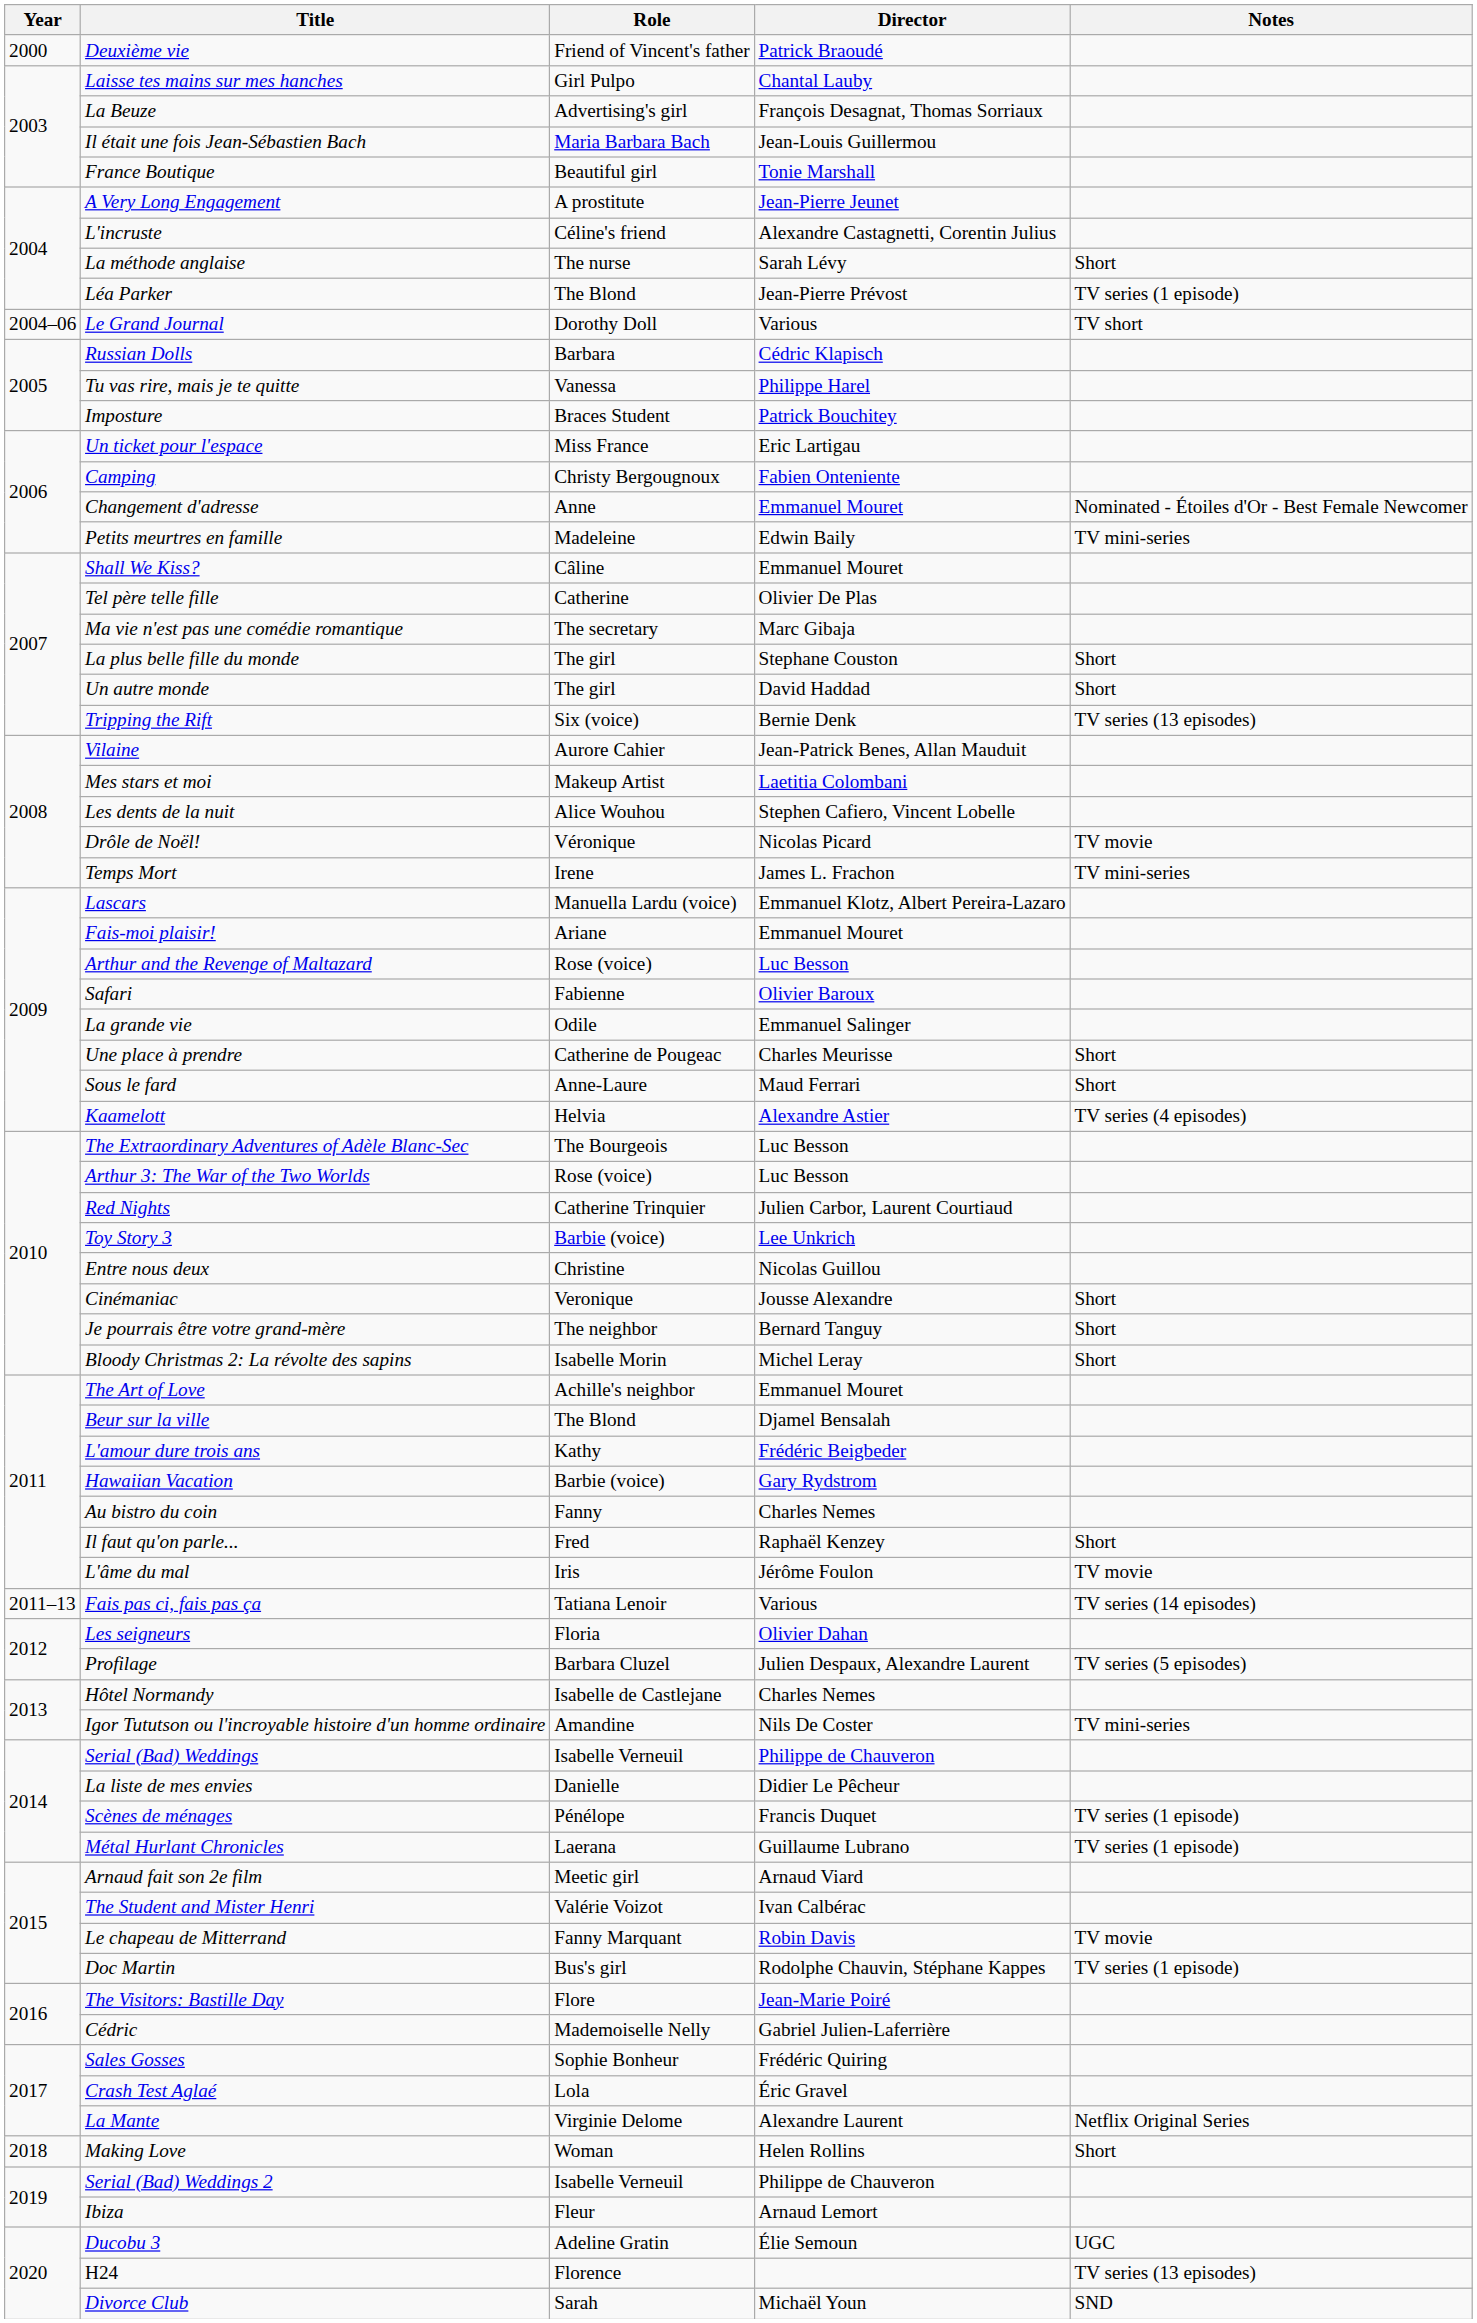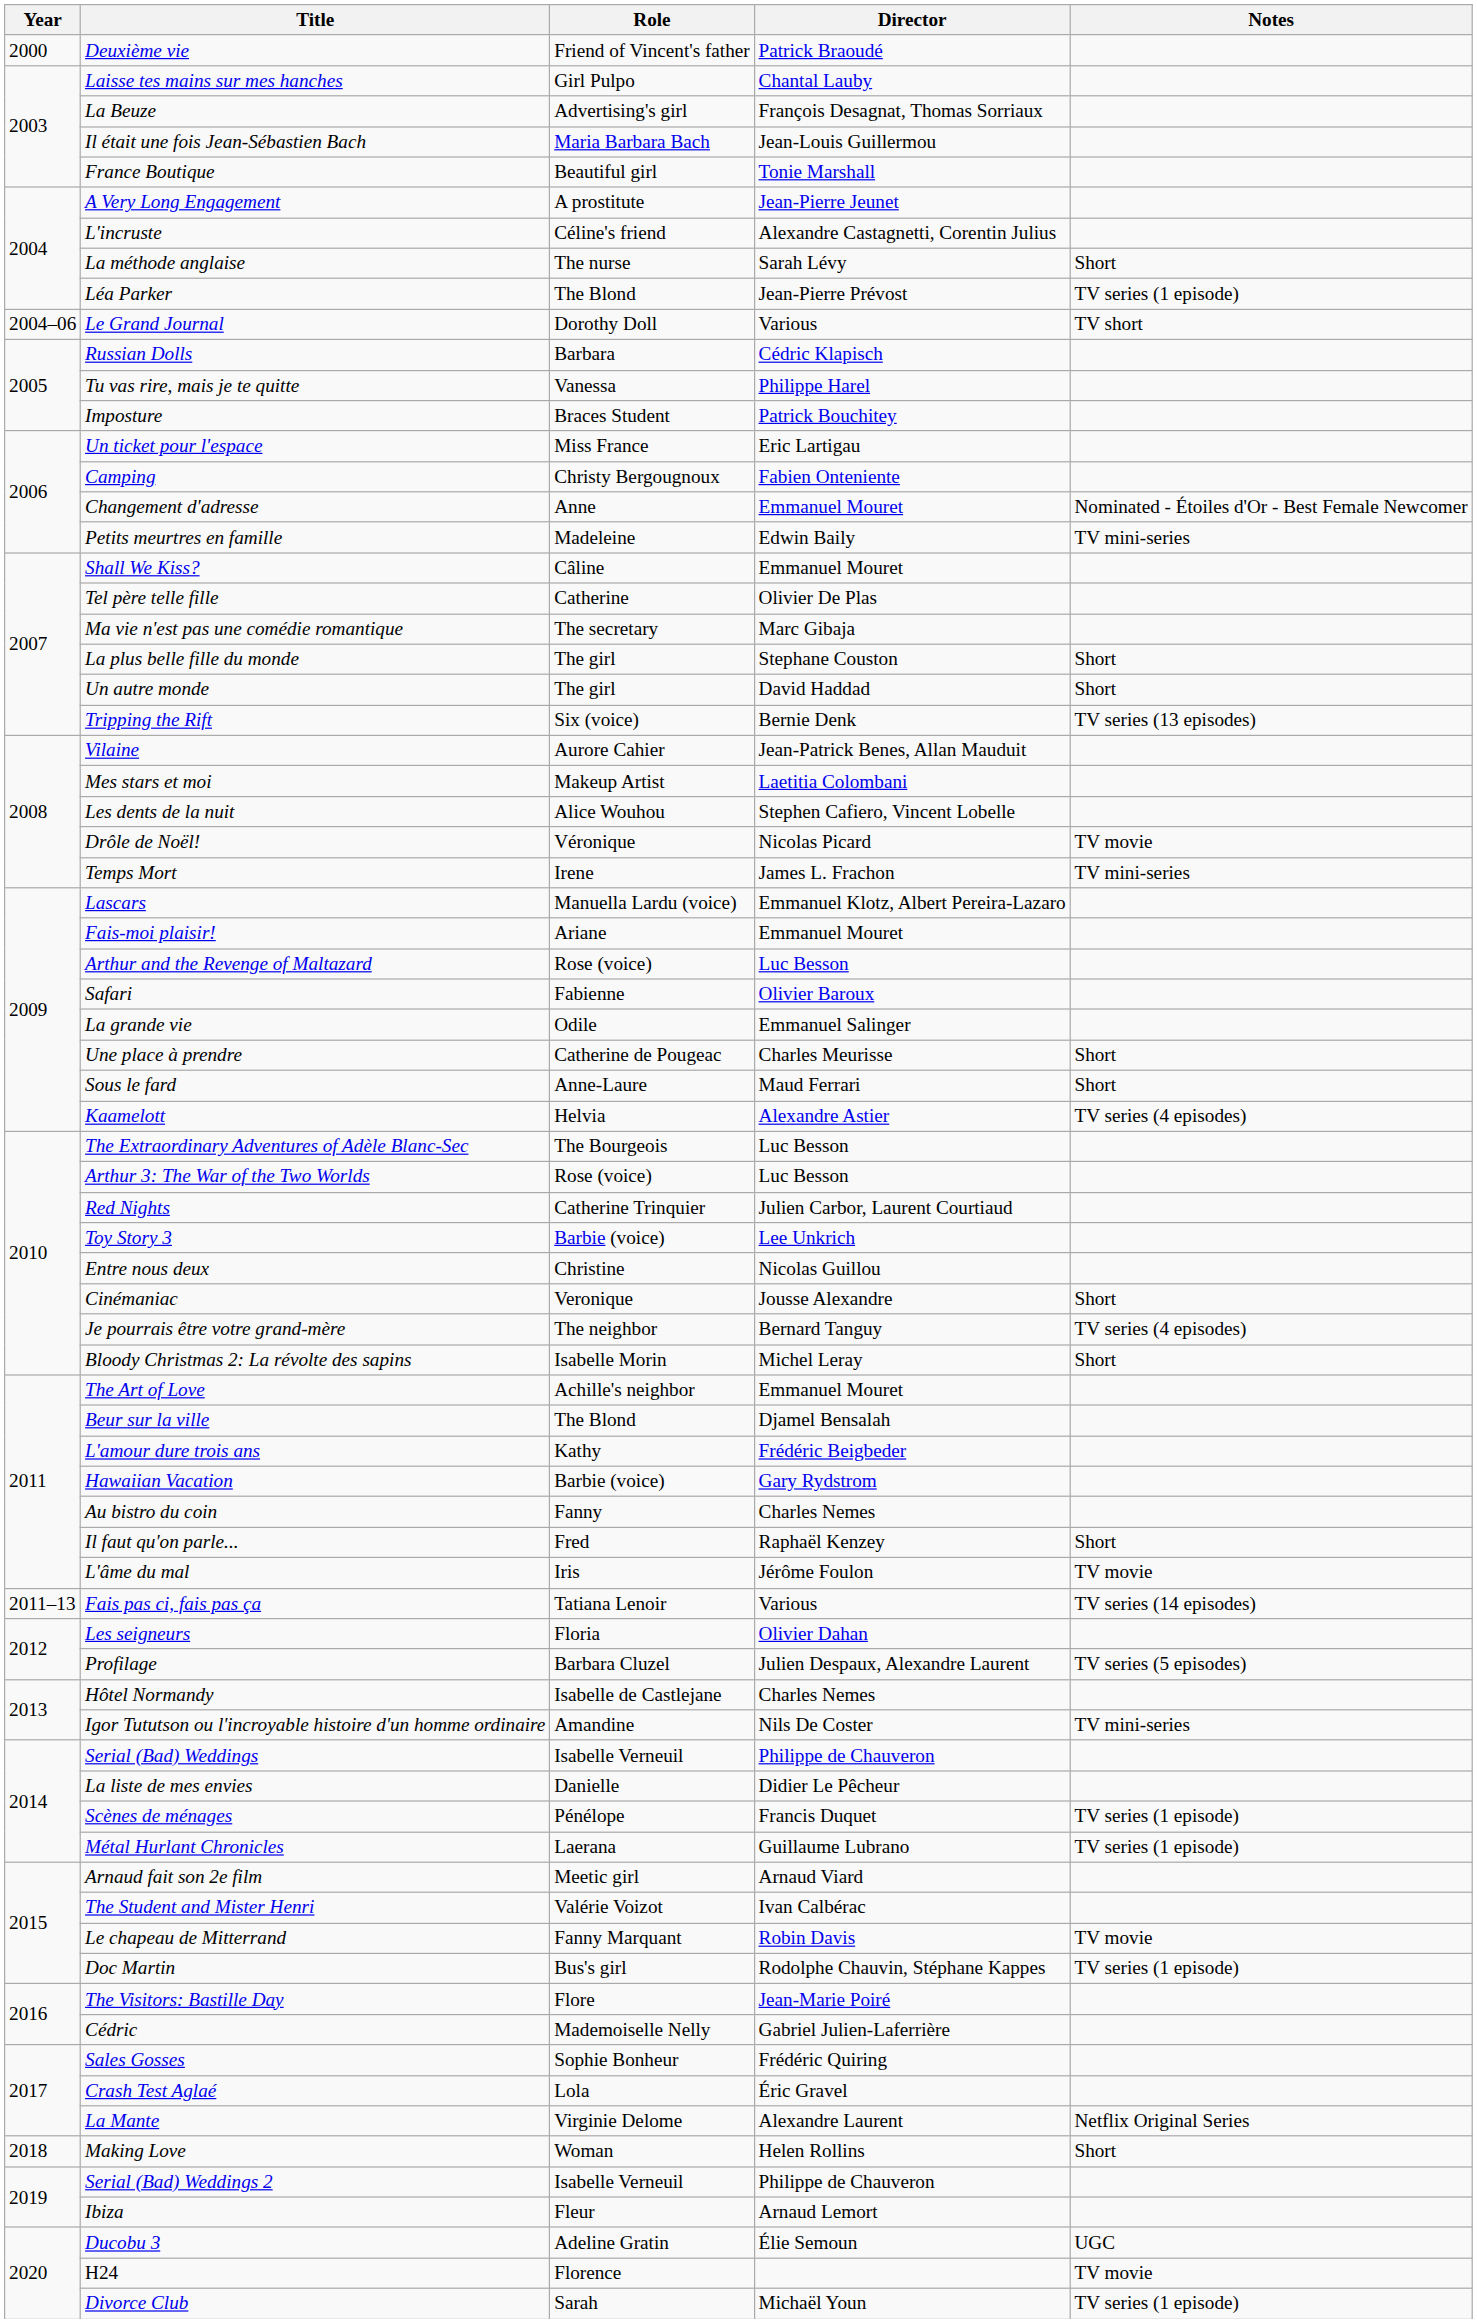(1095, 1329) Short -> (1160, 1329) TV series (4 episodes)
(1165, 2273) TV series (13 episodes) -> (1114, 2273) TV movie
(1094, 2303) SND -> (1157, 2303) TV series (1 episode)
